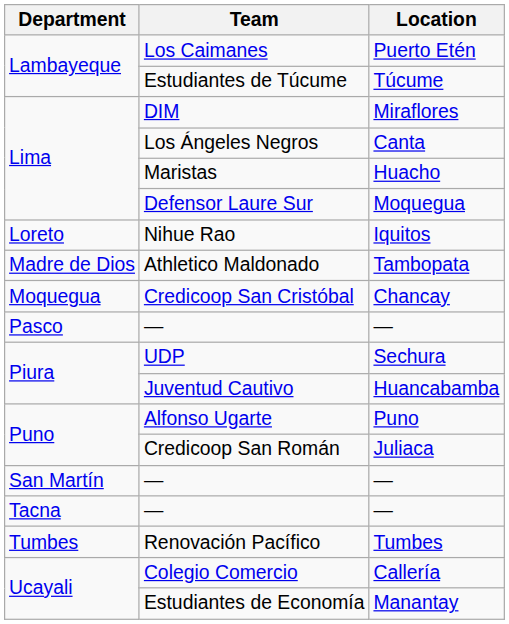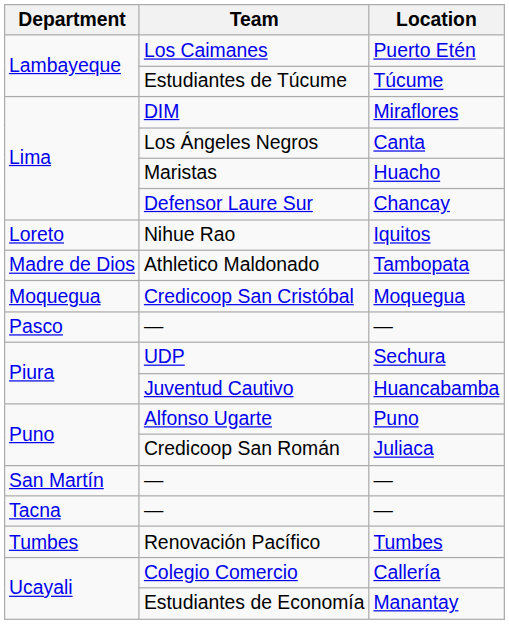(419, 204) Moquegua -> (412, 204) Chancay
(412, 296) Chancay -> (419, 296) Moquegua
